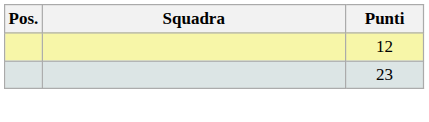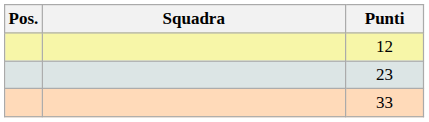+ row: (385, 102)
